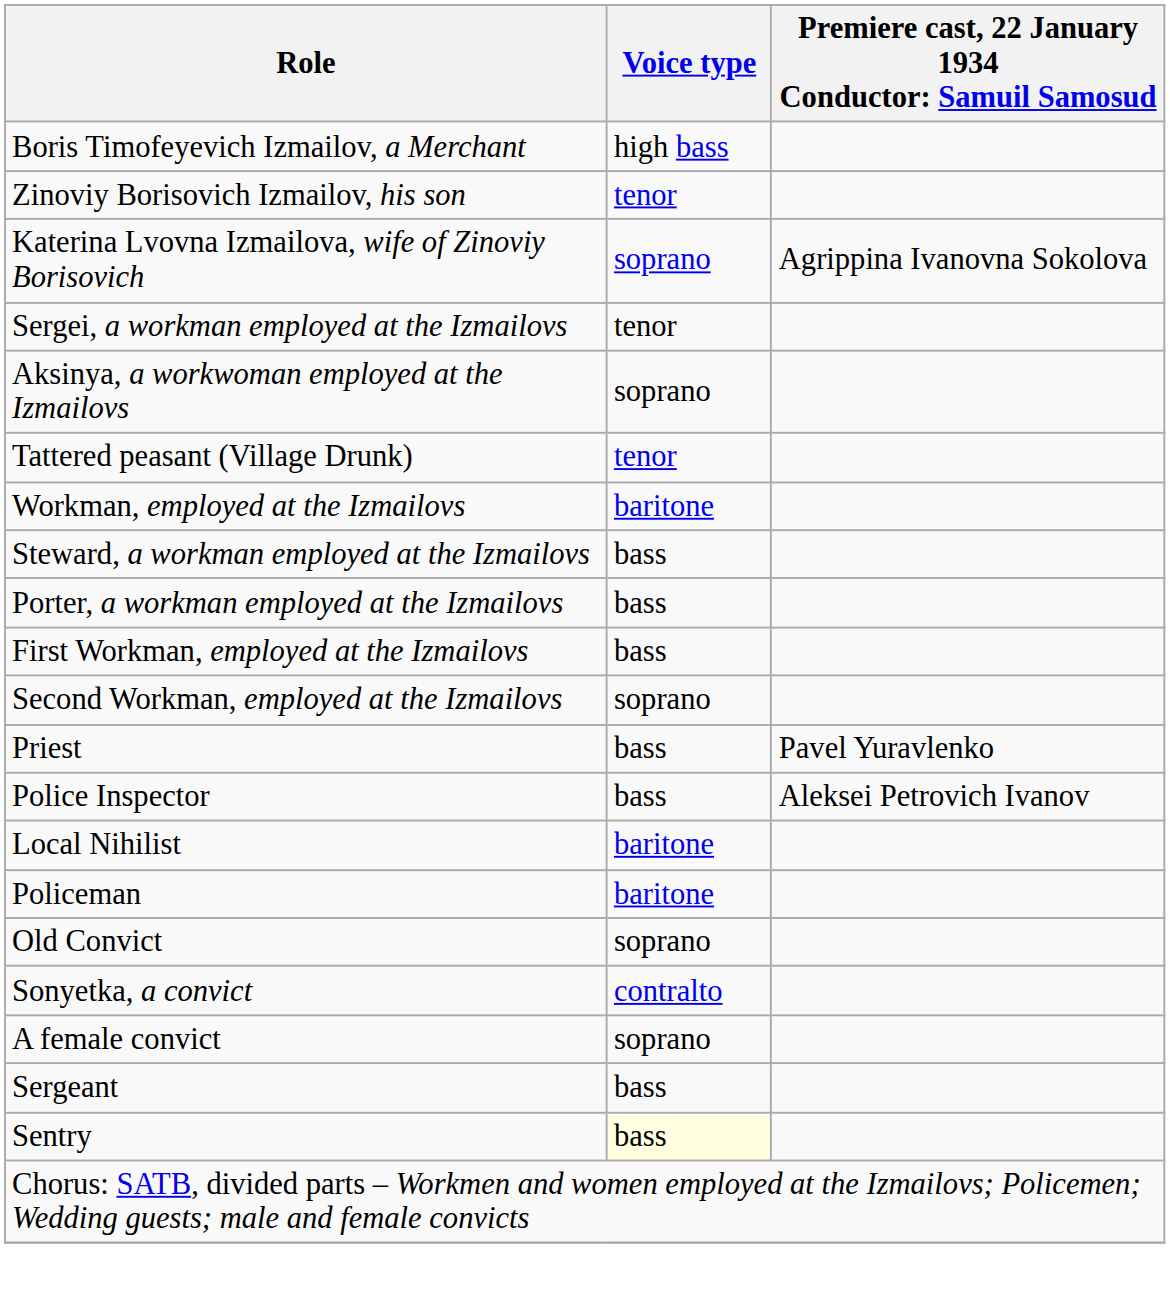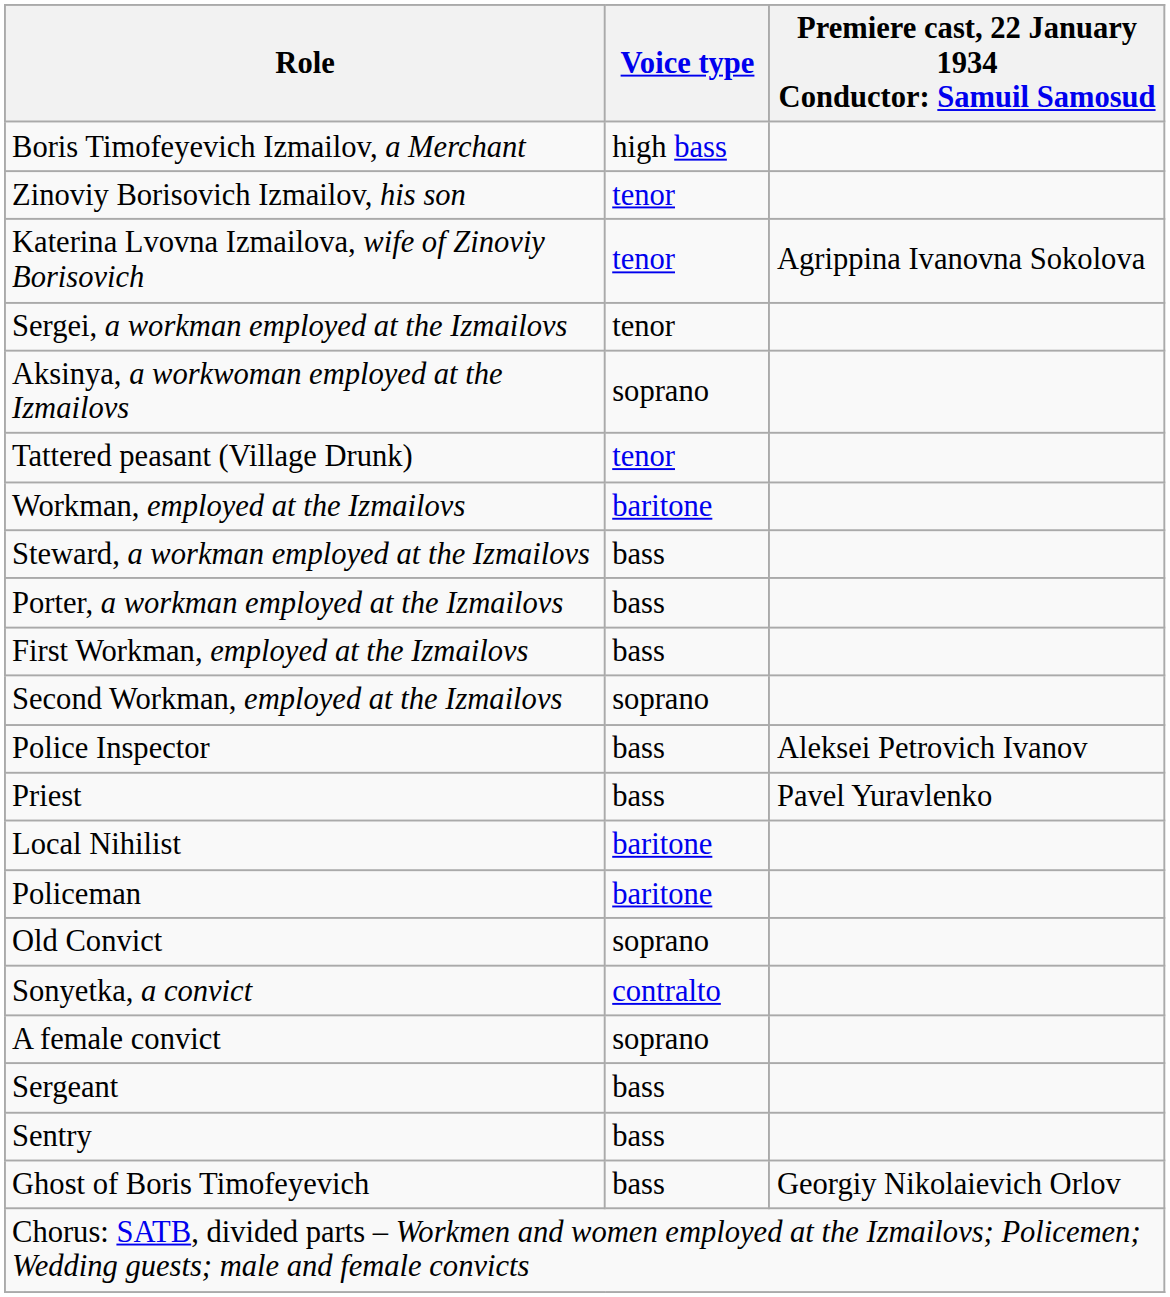(662, 260) soprano -> (644, 260) tenor
rows swapped: (47, 747) <-> (111, 796)
(640, 1135) lightyellow background -> (639, 1135) no background
+ row: (191, 1184)
